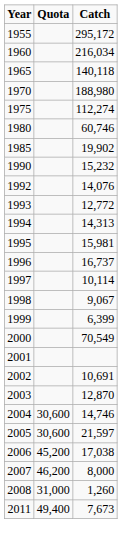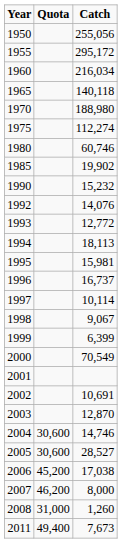+ row: (19, 33)
(98, 223) 14,313 -> (98, 242) 18,113
(98, 433) 21,597 -> (98, 452) 28,527
